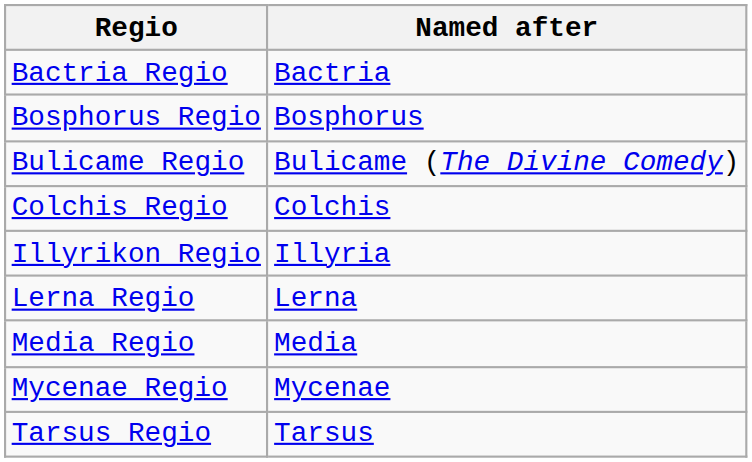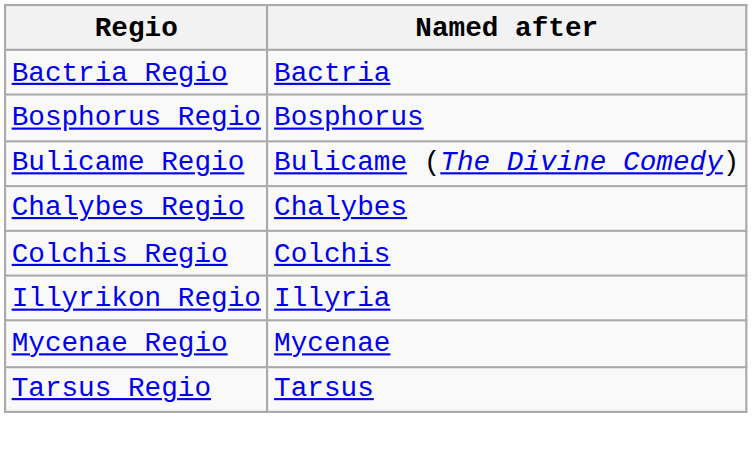+ row: (128, 208)
- row: (103, 298)
- row: (103, 344)
